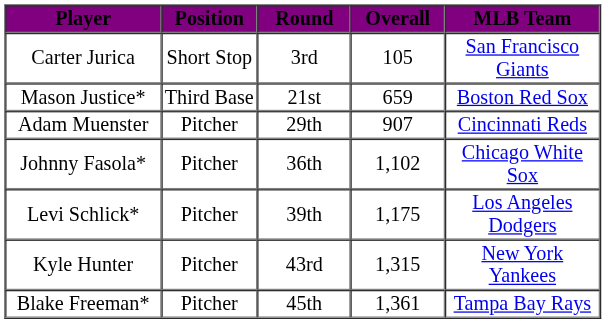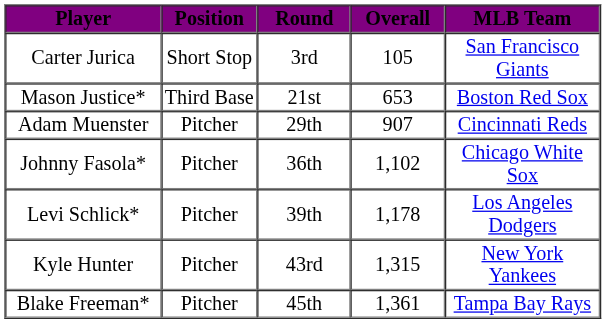(398, 97) 659 -> (398, 97) 653
(398, 214) 1,175 -> (398, 214) 1,178
